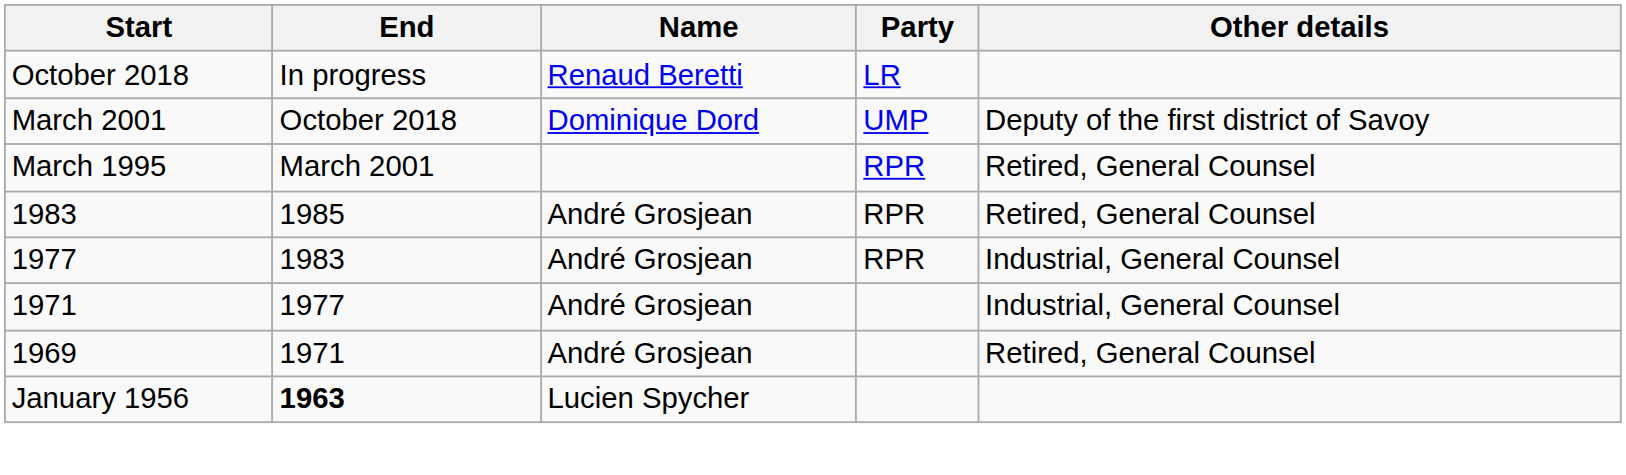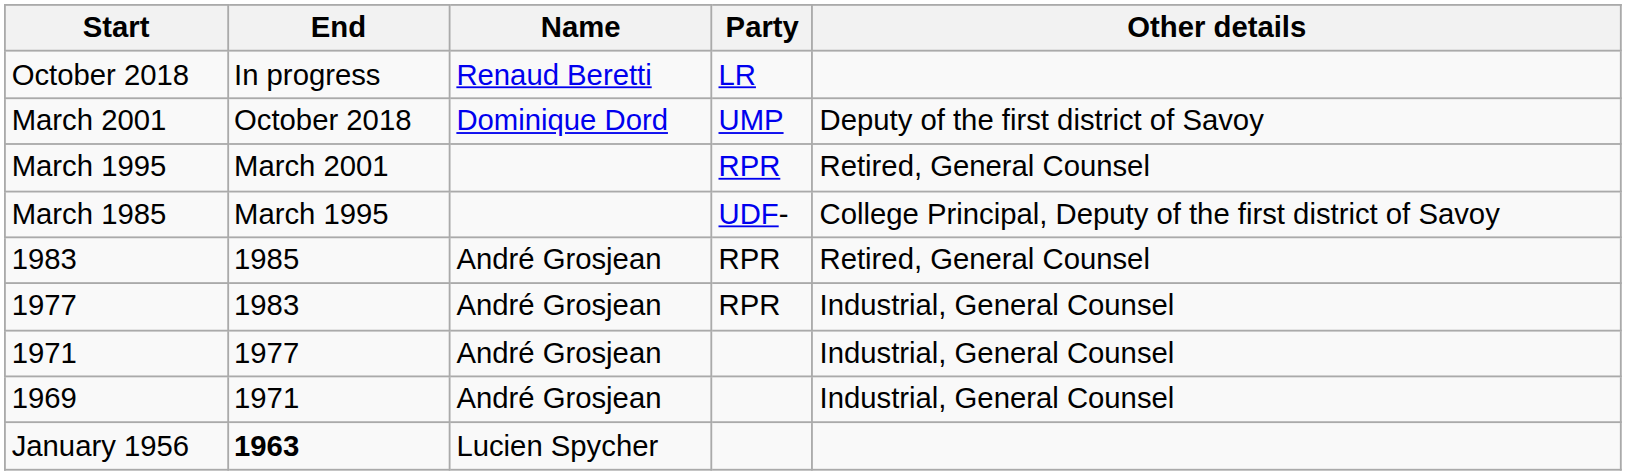+ row: (89, 213)
(1150, 352) Retired, General Counsel -> (997, 399) Industrial, General Counsel
